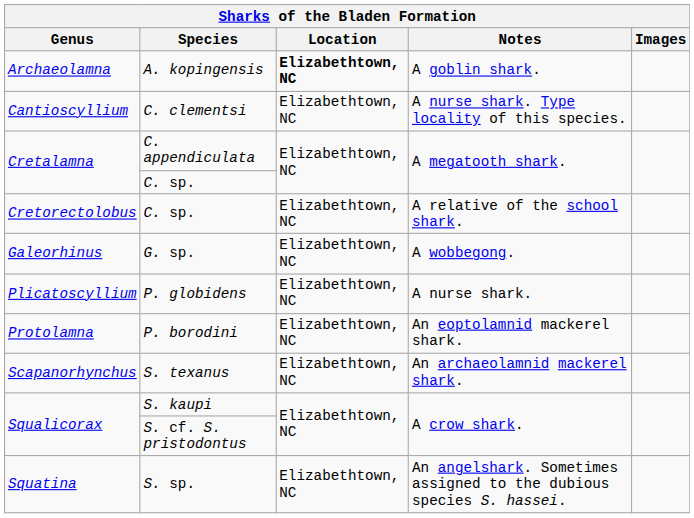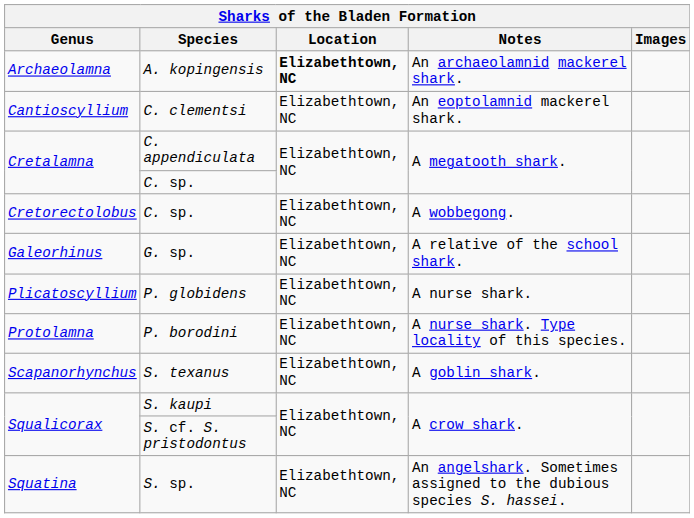(476, 71) A goblin shark. -> (519, 71) An archaeolamnid mackerel shark.
(519, 111) A nurse shark. Type locality of this species. -> (511, 111) An eoptolamnid mackerel shark.
(515, 214) A relative of the school shark. -> (464, 214) A wobbegong.
(464, 254) A wobbegong. -> (515, 254) A relative of the school shark.
(511, 333) An eoptolamnid mackerel shark. -> (519, 333) A nurse shark. Type locality of this species.
(519, 373) An archaeolamnid mackerel shark. -> (476, 373) A goblin shark.
